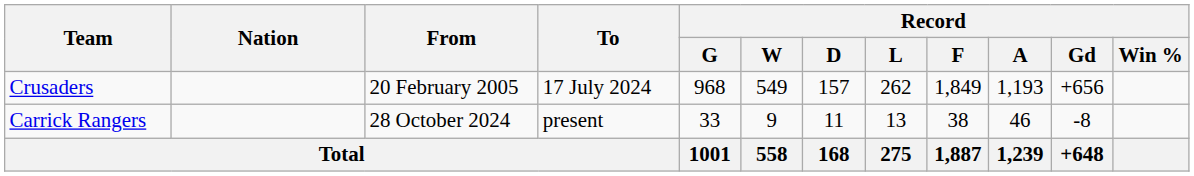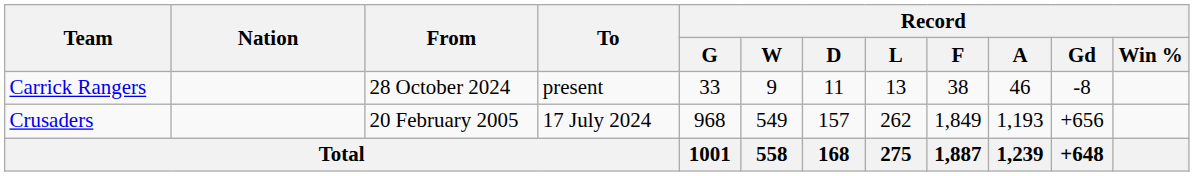rows swapped: (51, 87) <-> (78, 120)
